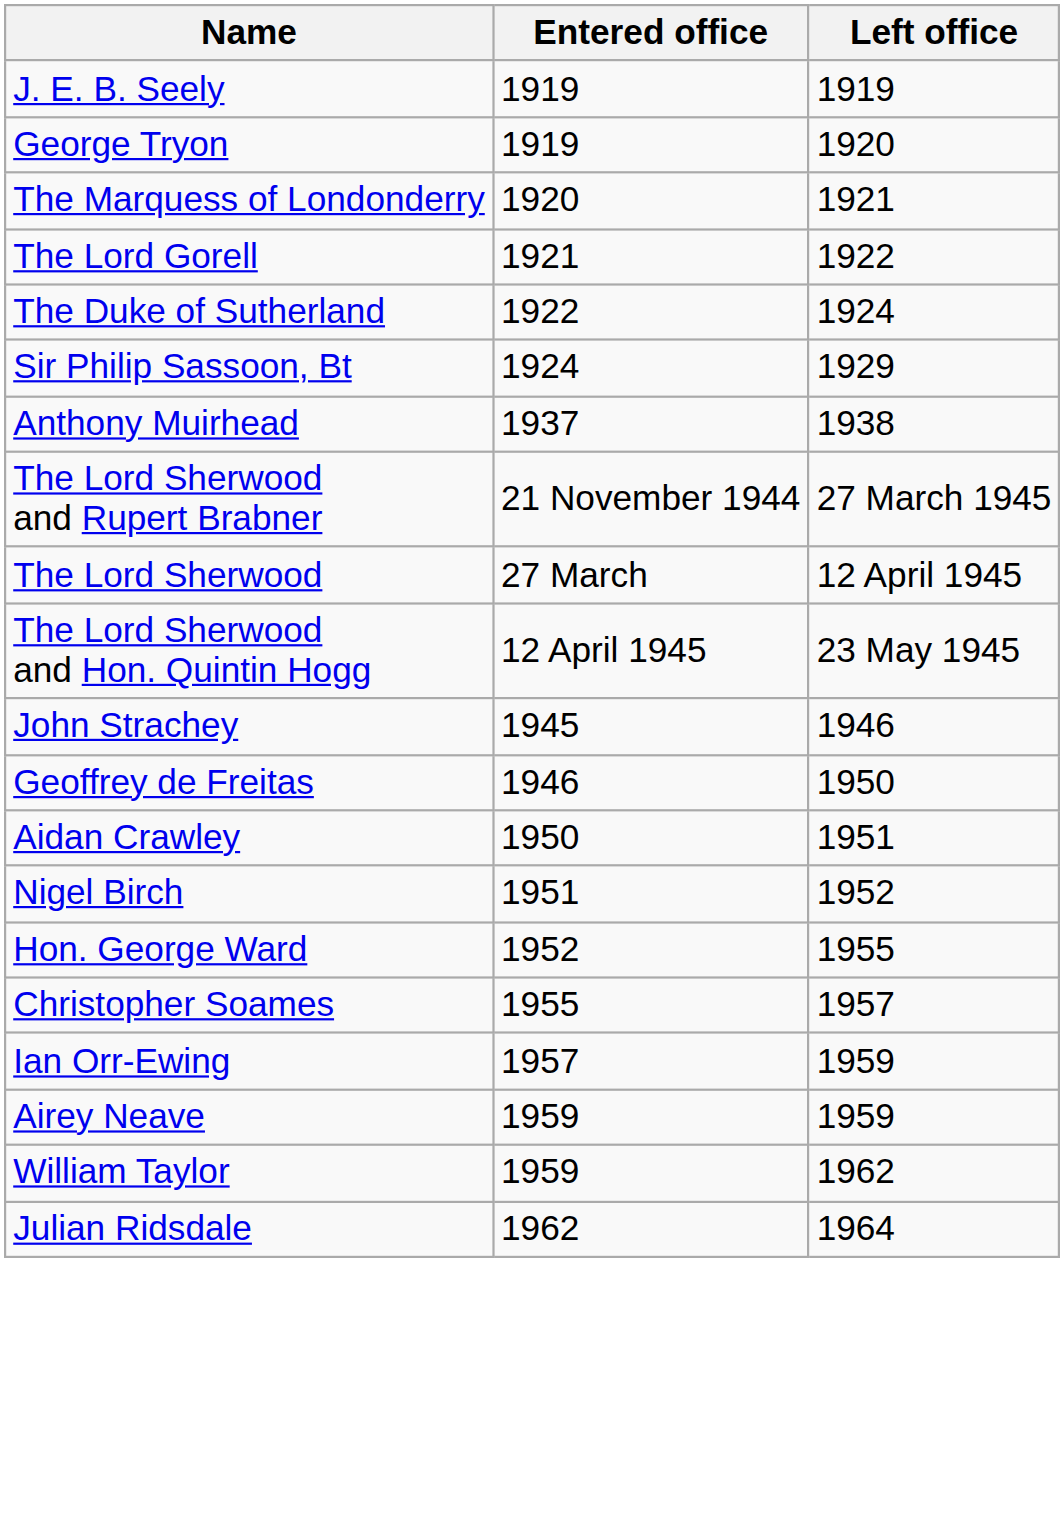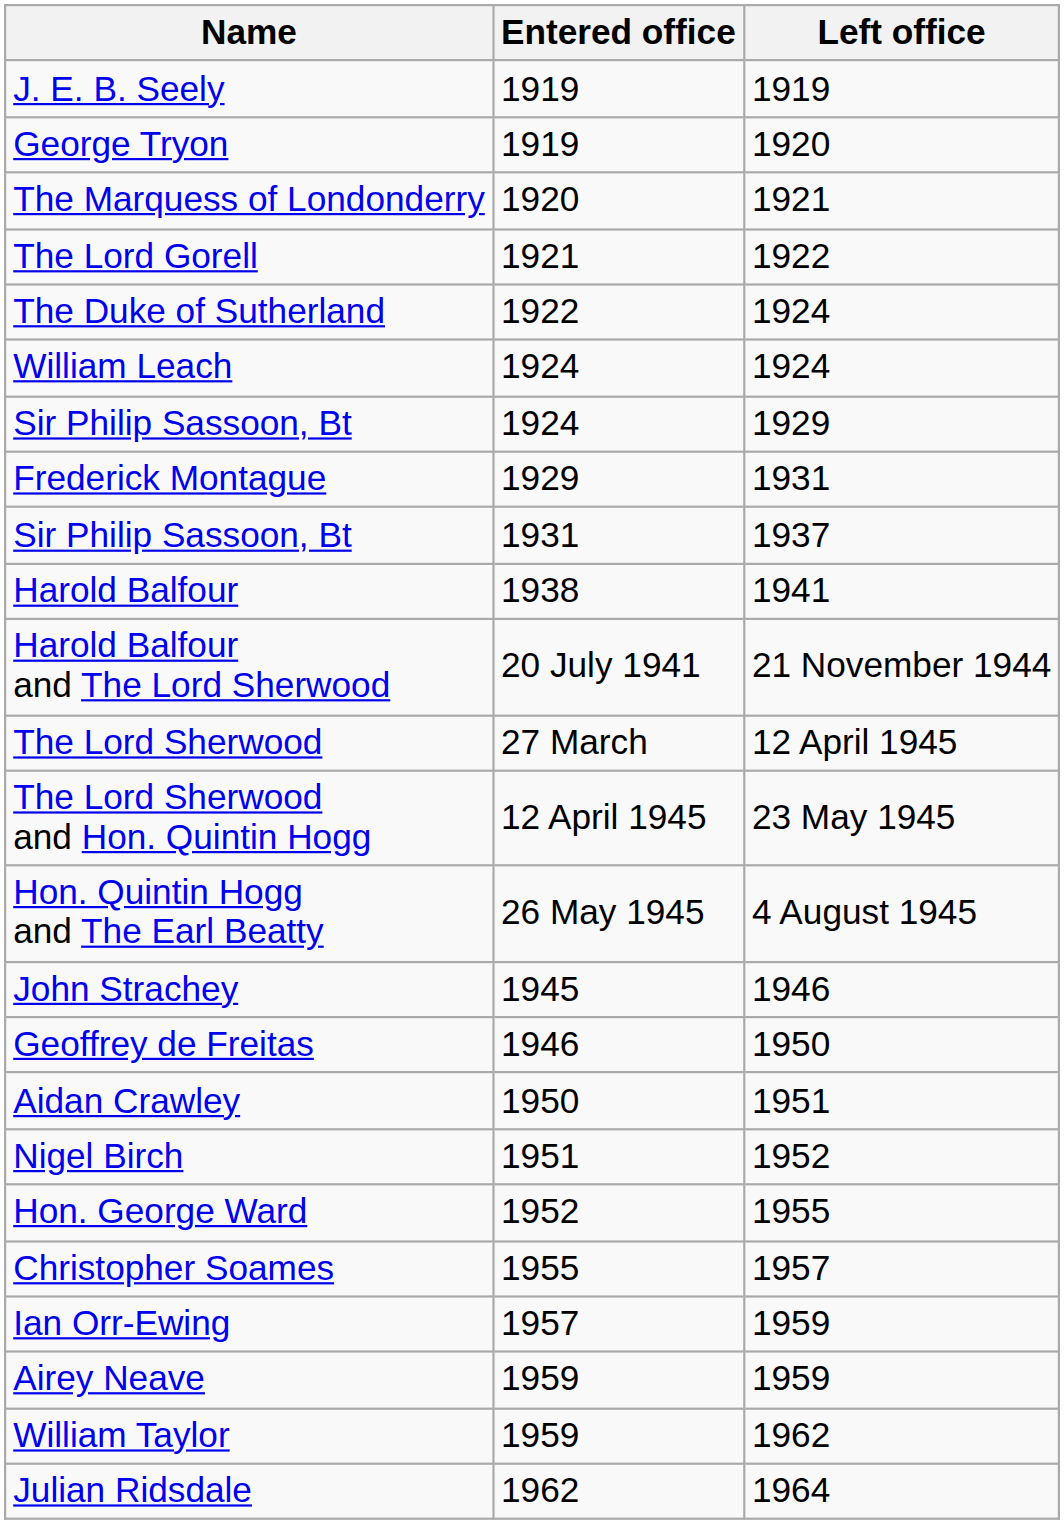+ row: (123, 367)
+ row: (170, 479)
+ row: (182, 534)
- row: (156, 423)
+ row: (126, 590)
+ row: (202, 666)
- row: (168, 498)
+ row: (168, 912)
